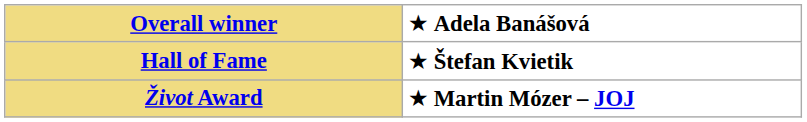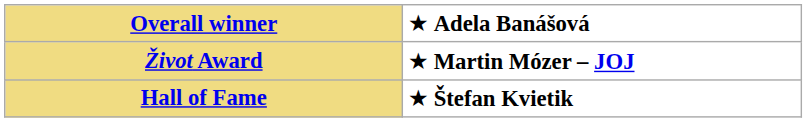rows swapped: (204, 60) <-> (204, 98)
